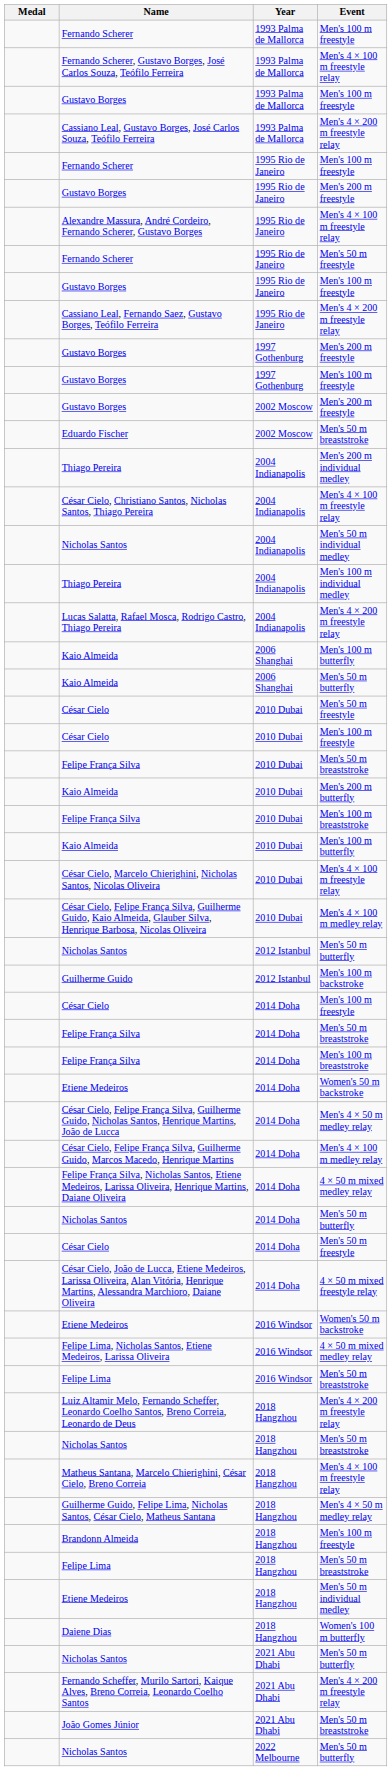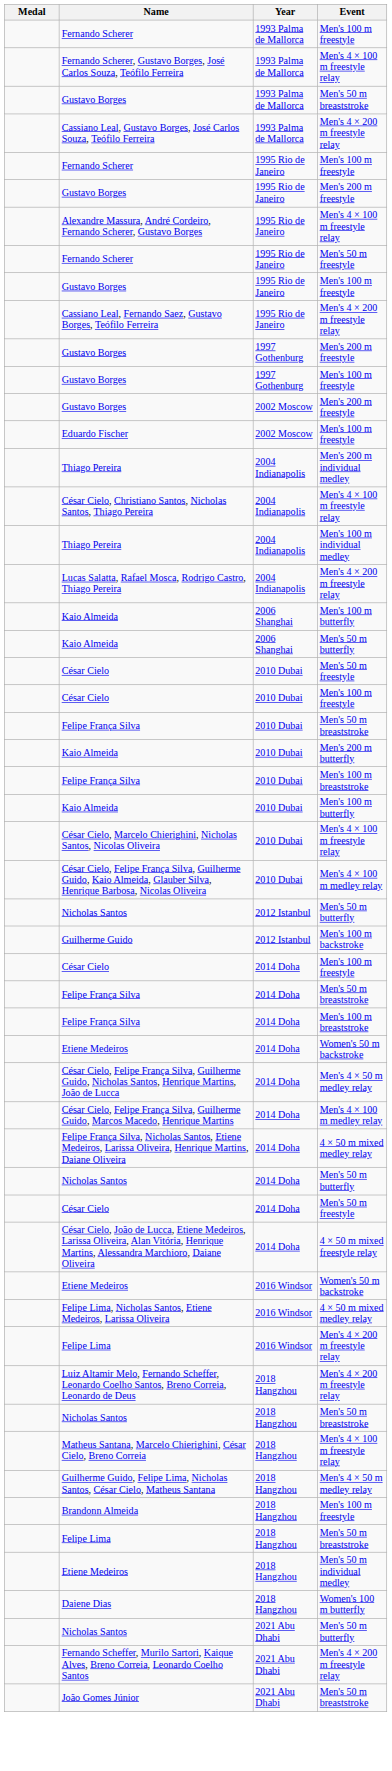(346, 100) Men's 100 m freestyle -> (344, 100) Men's 50 m breaststroke
(344, 434) Men's 50 m breaststroke -> (346, 434) Men's 100 m freestyle
- row: (94, 545)
(344, 1379) Men's 50 m breaststroke -> (349, 1346) Men's 4 × 200 m freestyle relay
- row: (94, 1752)
